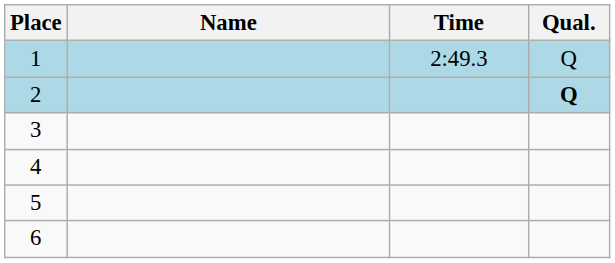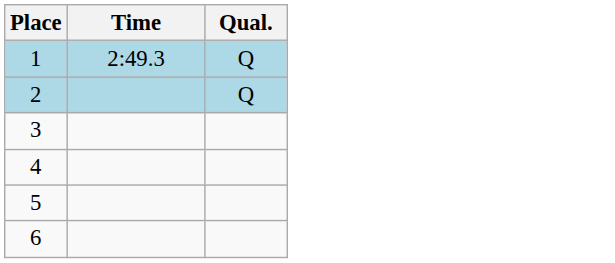- column: (228, 22)
(569, 94) bold -> (246, 94) normal
